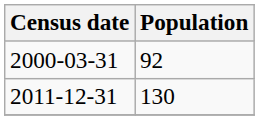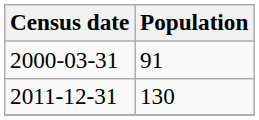(152, 59) 92 -> (152, 59) 91
